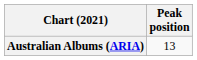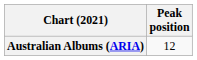(169, 45) 13 -> (169, 45) 12
